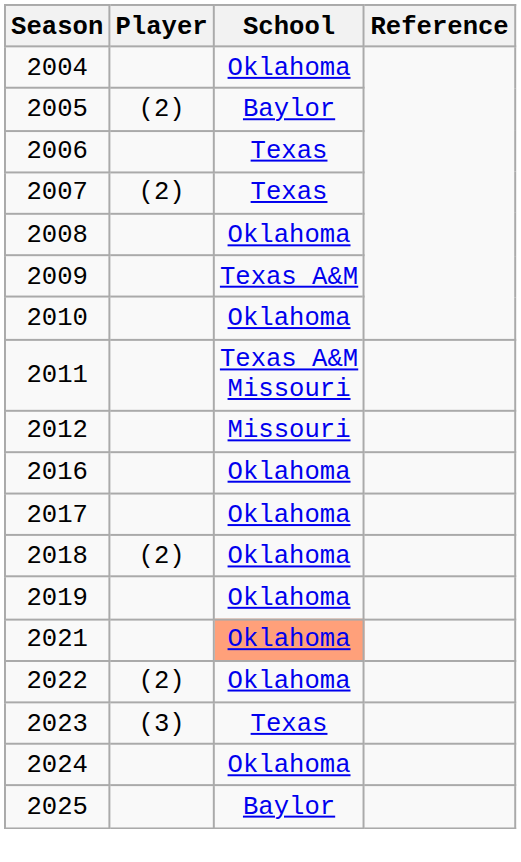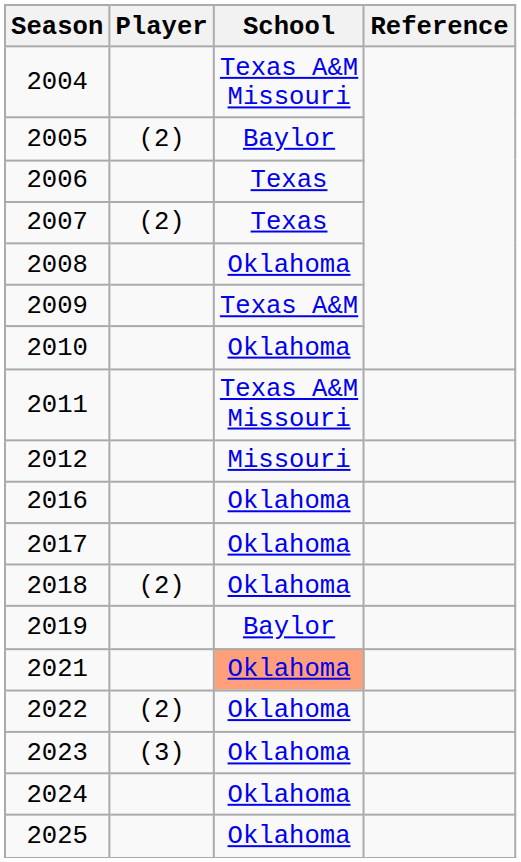(289, 68) Oklahoma -> (289, 82) Texas A&M Missouri
(289, 598) Oklahoma -> (289, 628) Baylor
(289, 723) Texas -> (289, 753) Oklahoma
(289, 807) Baylor -> (289, 836) Oklahoma
